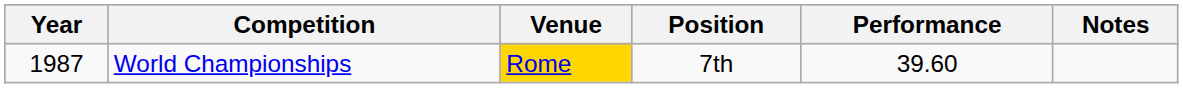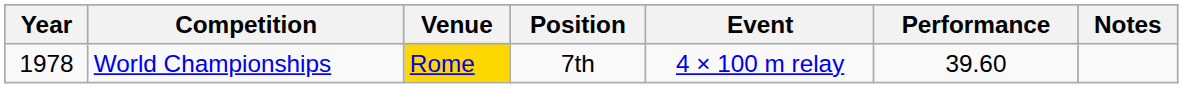+ column: (760, 24)
(56, 63) 1987 -> (46, 63) 1978
